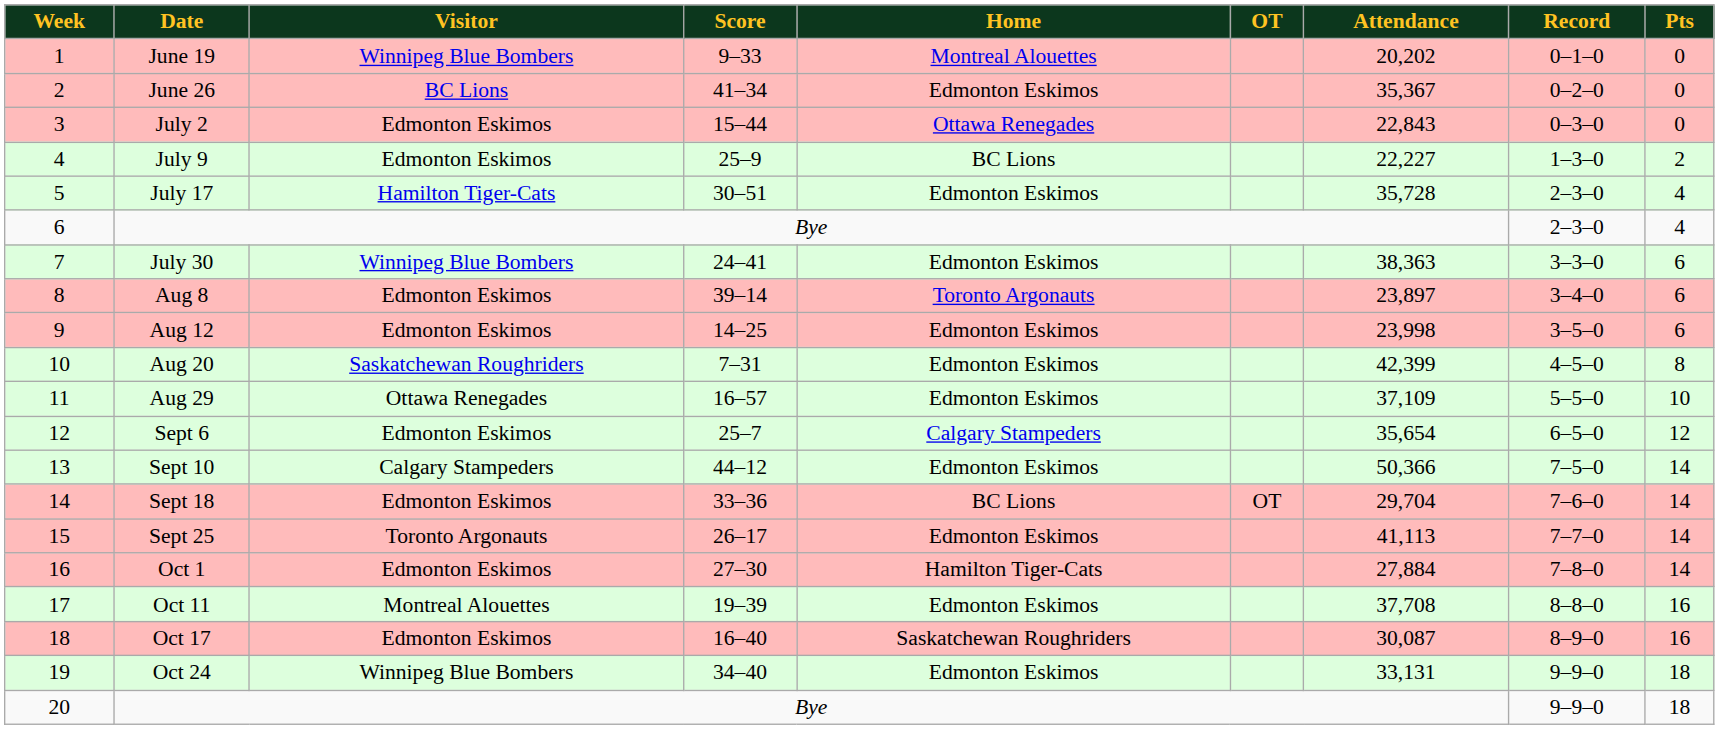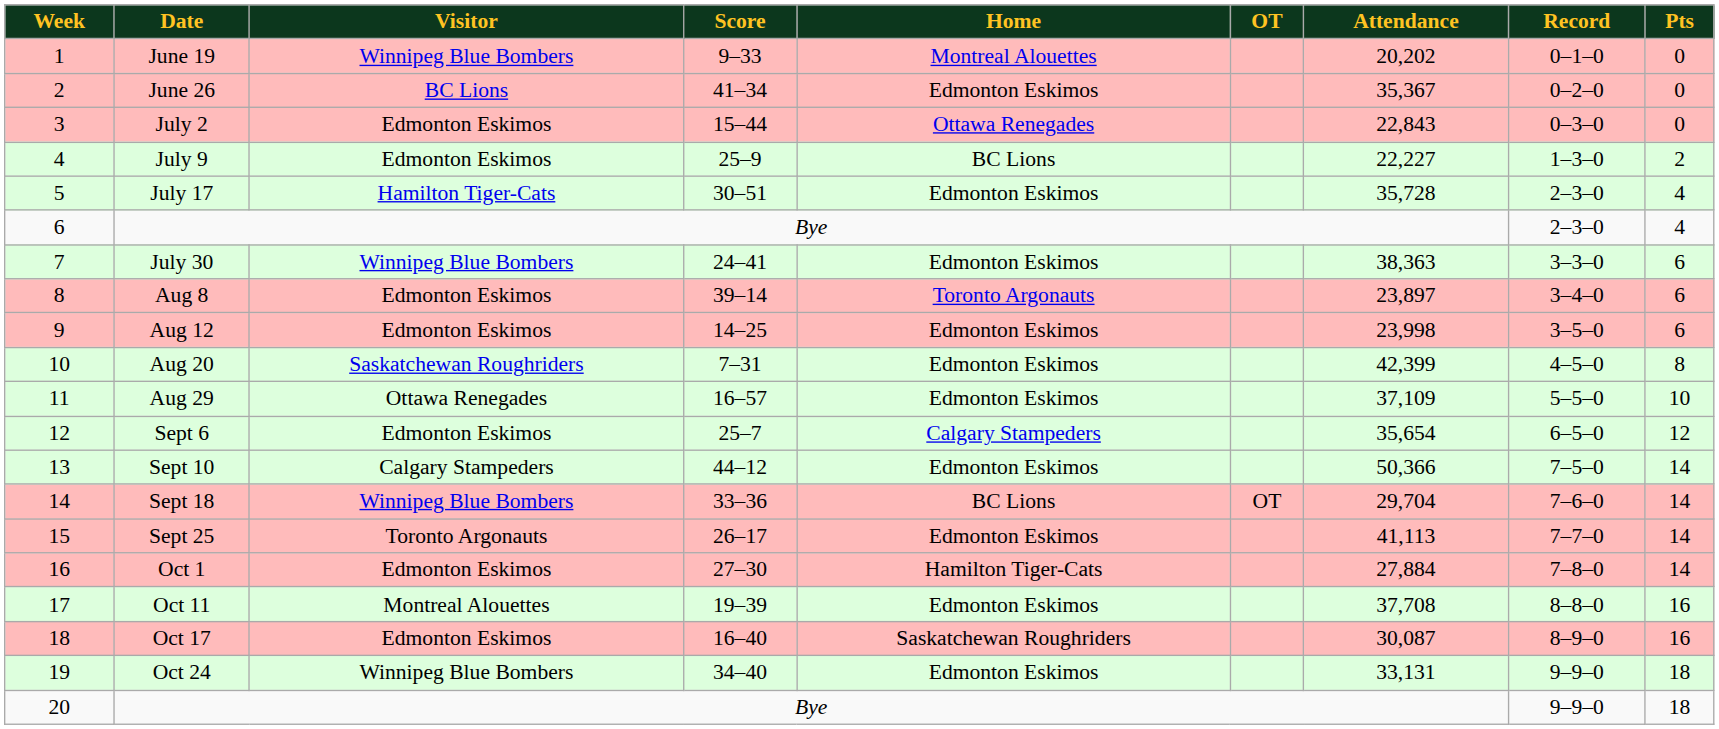(466, 501) Edmonton Eskimos -> (466, 501) Winnipeg Blue Bombers
